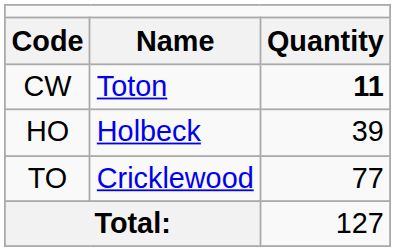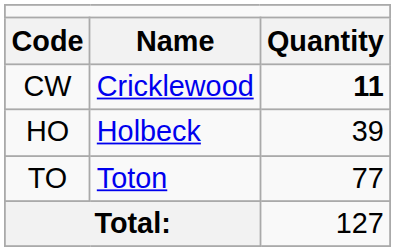(132, 86) Toton -> (175, 86) Cricklewood
(175, 177) Cricklewood -> (132, 177) Toton
